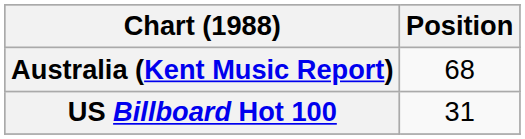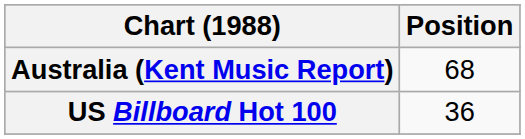(460, 112) 31 -> (460, 112) 36
